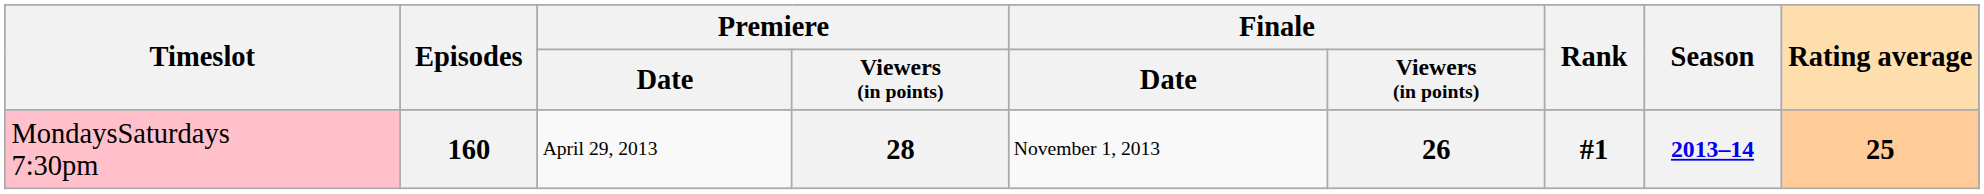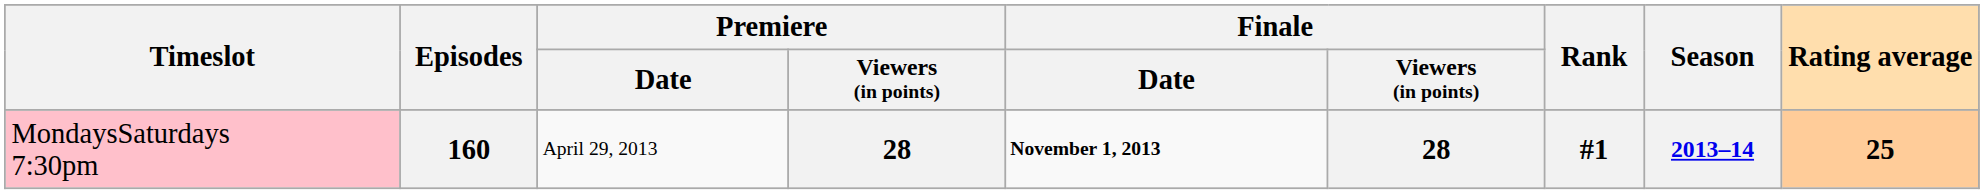(1168, 149) normal -> (1167, 149) bold
(1436, 148) 26 -> (1436, 148) 28
